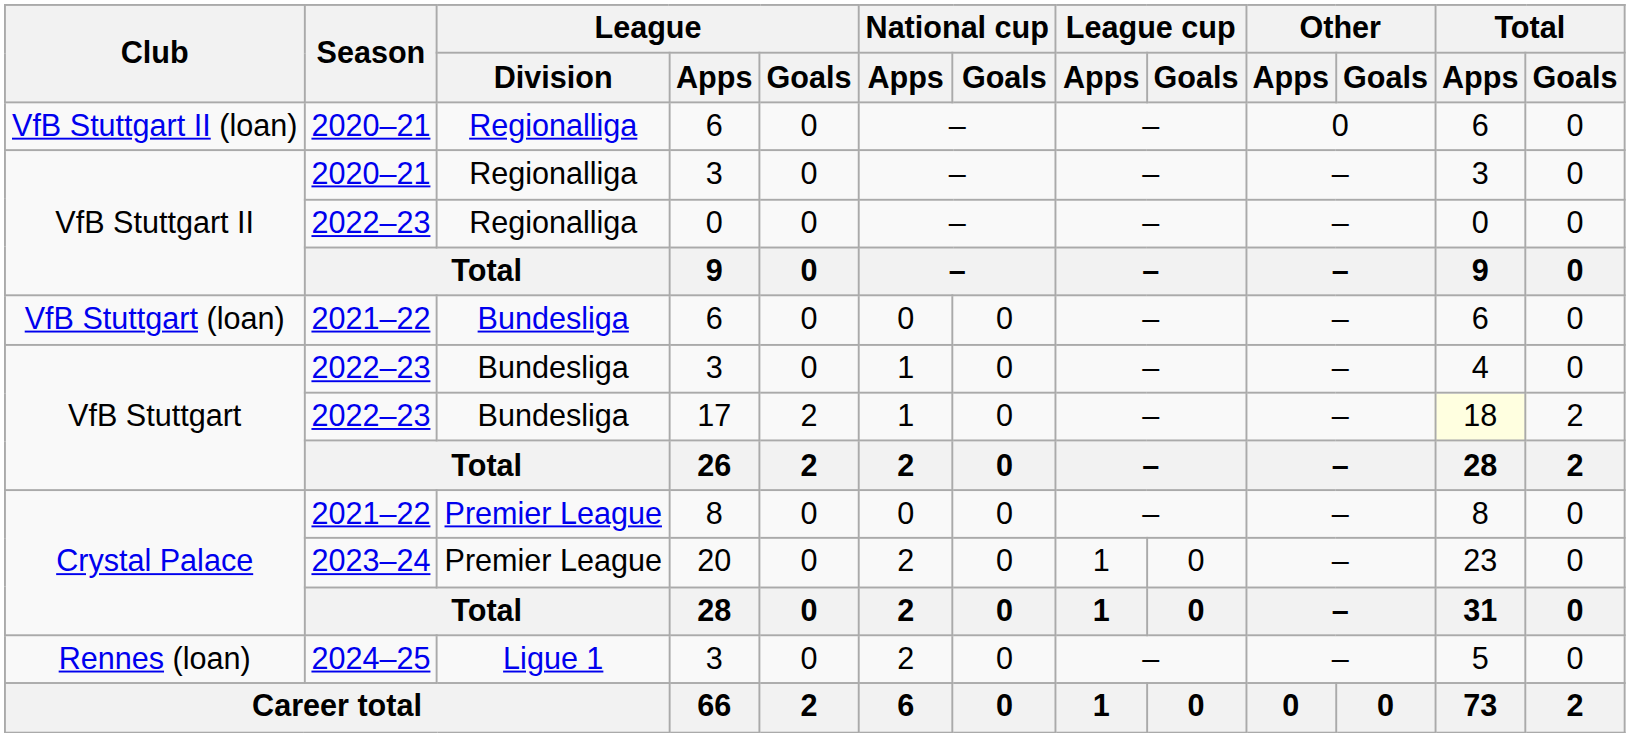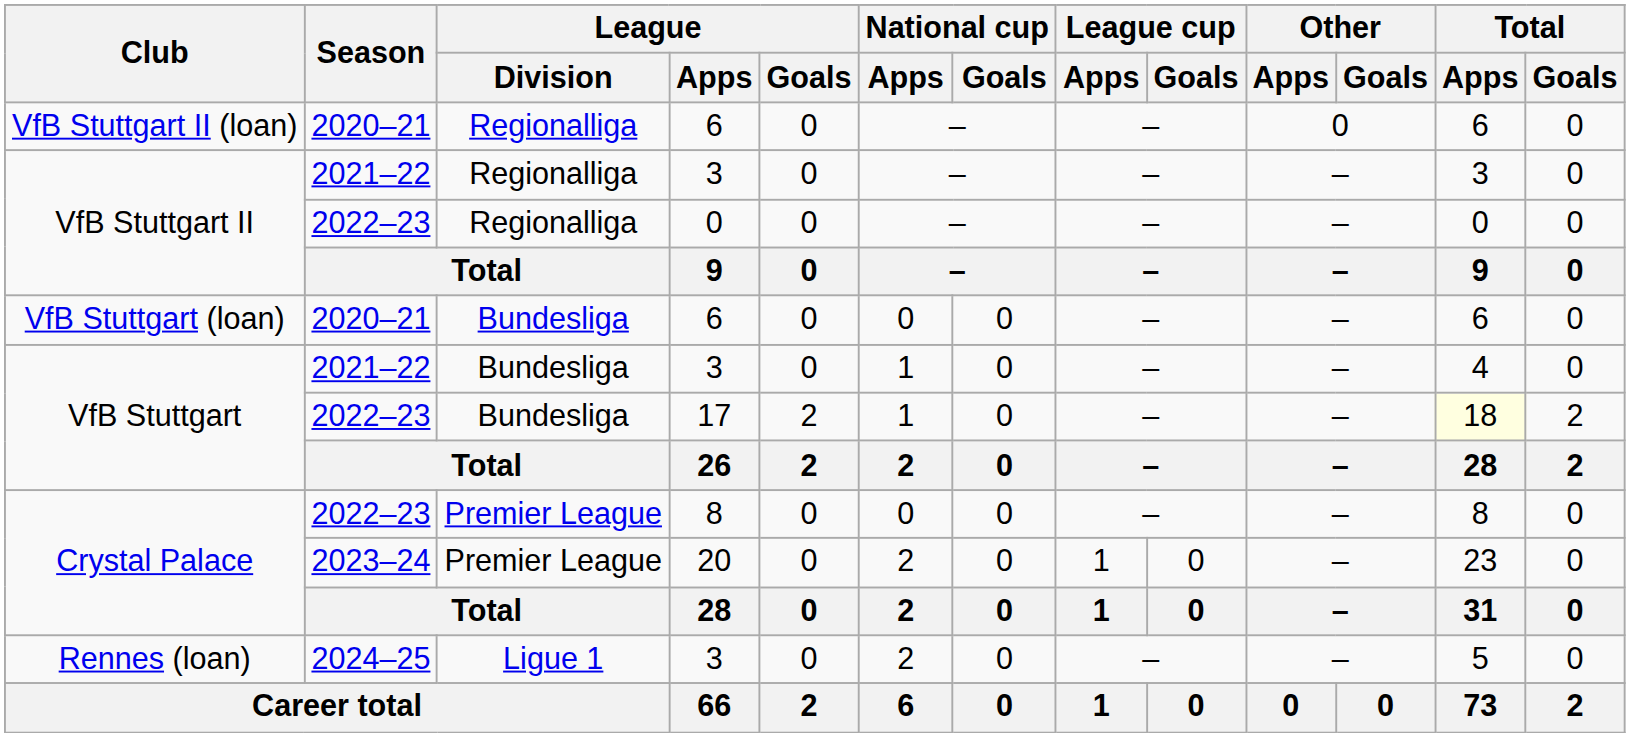(371, 174) 2020–21 -> (371, 174) 2021–22
(371, 319) 2021–22 -> (371, 319) 2020–21
(371, 367) 2022–23 -> (371, 367) 2021–22
(371, 513) 2021–22 -> (371, 513) 2022–23
